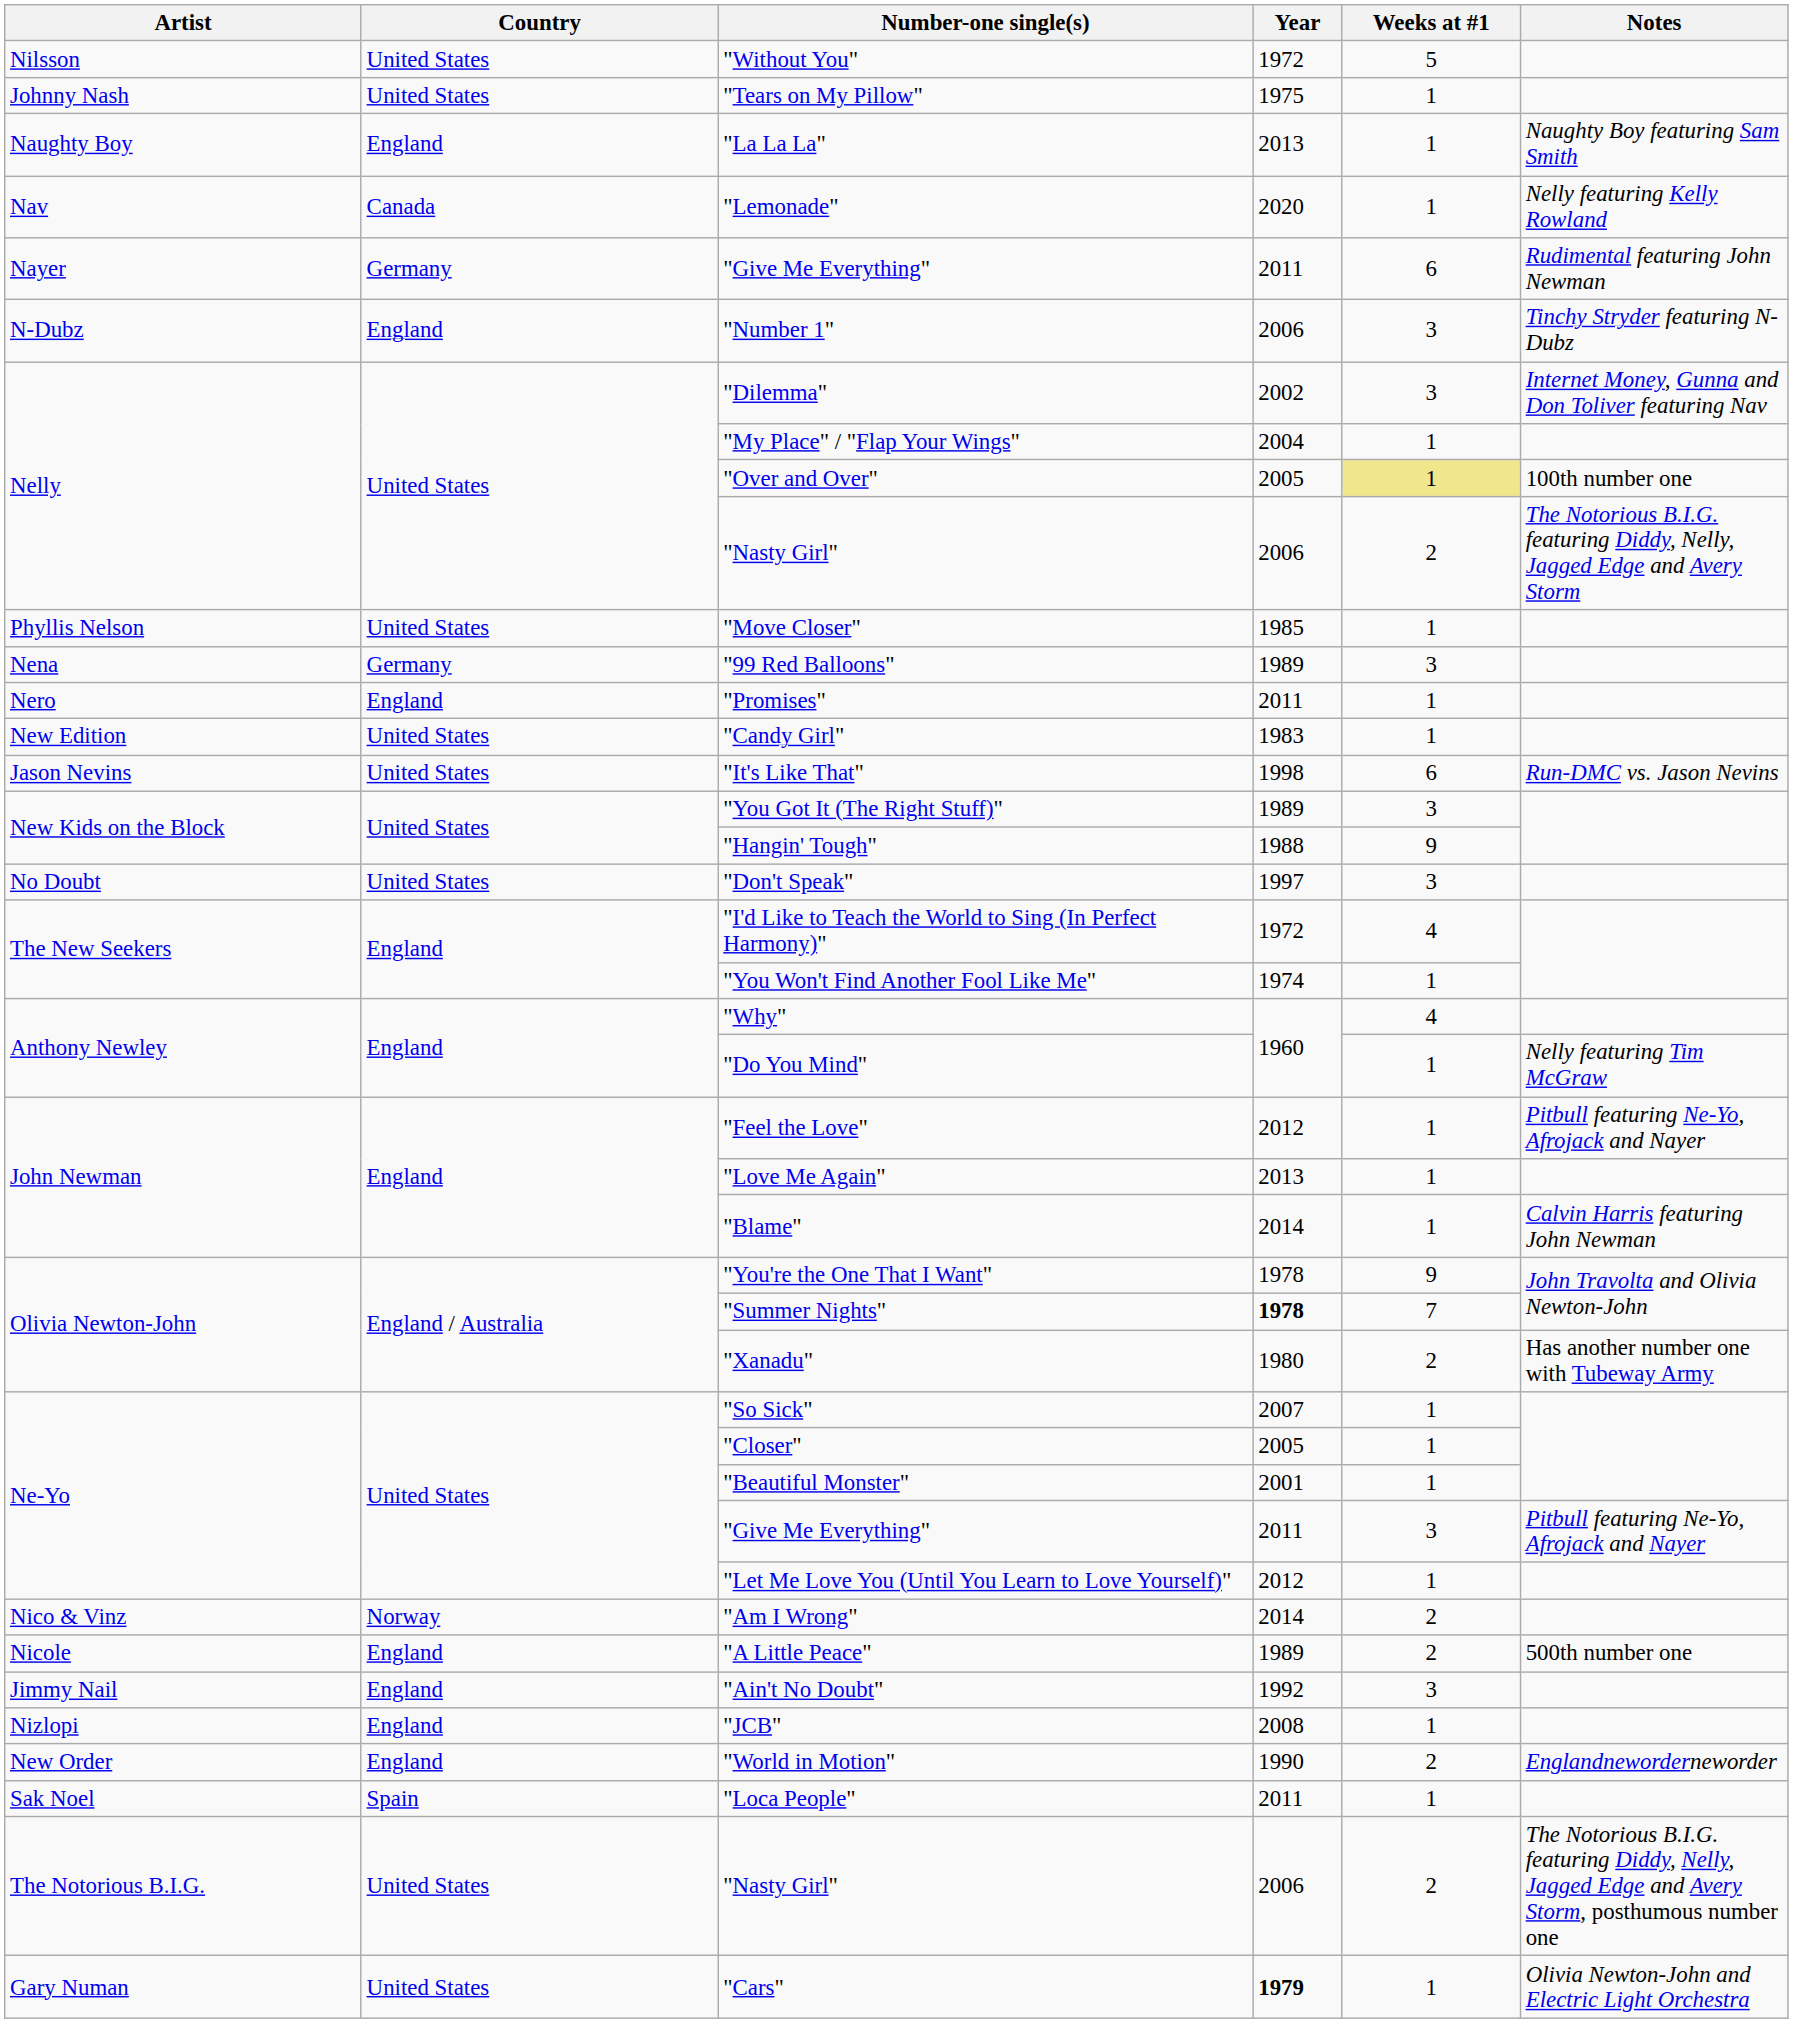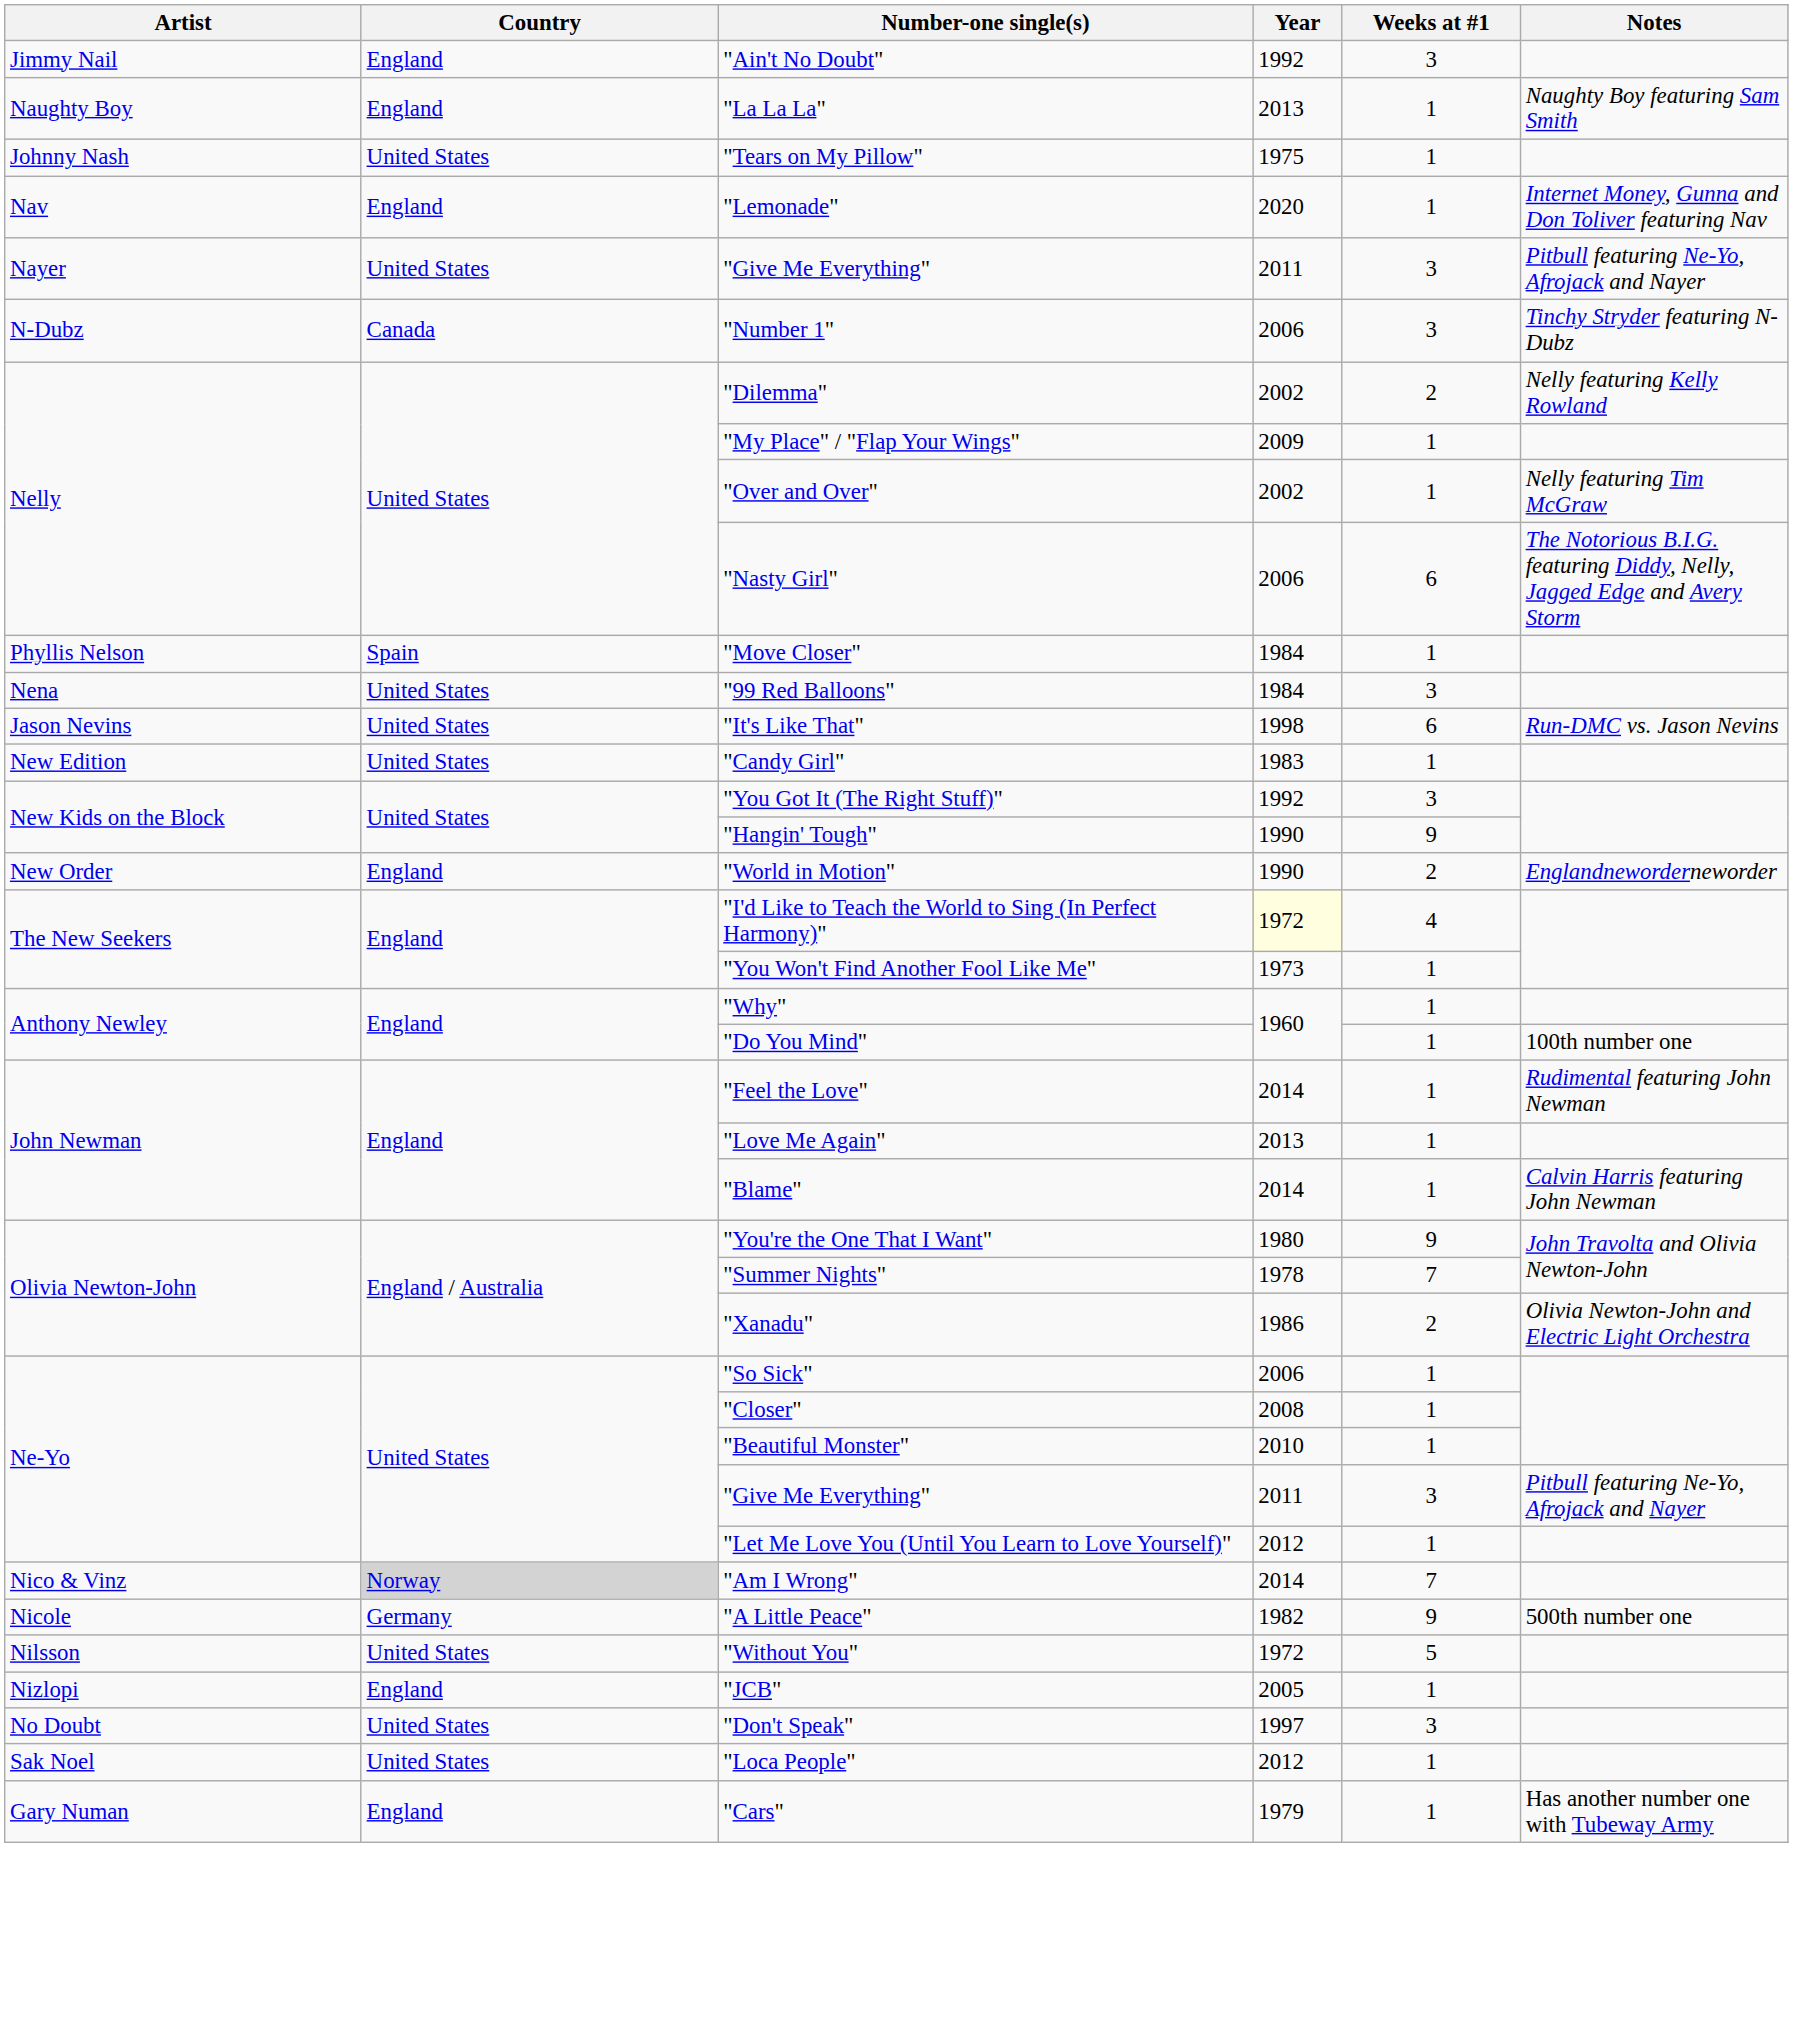rows swapped: (64, 1689) <-> (45, 58)
rows swapped: (69, 95) <-> (71, 144)
(401, 206) Canada -> (405, 206) England
(1622, 206) Nelly featuring Kelly Rowland -> (1652, 206) Internet Money, Gunna and Don Toliver featuring Nav
(409, 268) Germany -> (428, 268) United States
(1431, 268) 6 -> (1431, 268) 3
(1648, 268) Rudimental featuring John Newman -> (1635, 268) Pitbull featuring Ne-Yo, Afrojack and Nayer
(405, 330) England -> (401, 330) Canada
(1431, 392) 3 -> (1431, 392) 2
(1652, 392) Internet Money, Gunna and Don Toliver featuring Nav -> (1622, 392) Nelly featuring Kelly Rowland
(1281, 441) 2004 -> (1281, 441) 2009
(1281, 477) 2005 -> (1281, 490) 2002
(1431, 477) khaki background -> (1431, 490) no background
(1609, 477) 100th number one -> (1615, 490) Nelly featuring Tim McGraw
(1431, 552) 2 -> (1431, 578) 6
(428, 627) United States -> (393, 653) Spain
(1281, 627) 1985 -> (1281, 653) 1984
(409, 663) Germany -> (428, 689) United States
(1281, 663) 1989 -> (1281, 689) 1984
- row: (33, 700)
rows swapped: (71, 772) <-> (68, 736)
(1281, 809) 1989 -> (1281, 798) 1992
(1281, 845) 1988 -> (1281, 834) 1990
rows swapped: (61, 1761) <-> (55, 881)
(1281, 930) no background -> (1281, 920) lightyellow background
(1281, 980) 1974 -> (1281, 969) 1973
(1431, 1016) 4 -> (1431, 1005) 1
(1615, 1065) Nelly featuring Tim McGraw -> (1609, 1042) 100th number one
(1281, 1127) 2012 -> (1281, 1091) 2014
(1635, 1127) Pitbull featuring Ne-Yo, Afrojack and Nayer -> (1648, 1091) Rudimental featuring John Newman
(1281, 1274) 1978 -> (1281, 1238) 1980
(1281, 1311) bold -> (1281, 1274) normal
(1281, 1360) 1980 -> (1281, 1324) 1986
(1638, 1360) Has another number one with Tubeway Army -> (1638, 1324) Olivia Newton-John and Electric Light Orchestra
(1281, 1409) 2007 -> (1281, 1373) 2006
(1281, 1445) 2005 -> (1281, 1409) 2008
(1281, 1482) 2001 -> (1281, 1445) 2010
(403, 1616) no background -> (403, 1580) lightgrey background
(1431, 1616) 2 -> (1431, 1580) 7
(405, 1653) England -> (409, 1616) Germany
(1281, 1653) 1989 -> (1281, 1616) 1982
(1431, 1653) 2 -> (1431, 1616) 9
(1281, 1725) 2008 -> (1281, 1689) 2005
(393, 1798) Spain -> (428, 1761) United States
(1281, 1798) 2011 -> (1281, 1761) 2012
- row: (108, 1885)
(428, 1986) United States -> (405, 1811) England
(1281, 1986) bold -> (1281, 1811) normal
(1638, 1986) Olivia Newton-John and Electric Light Orchestra -> (1638, 1811) Has another number one with Tubeway Army
